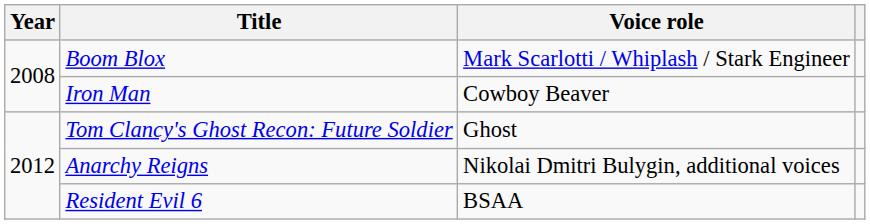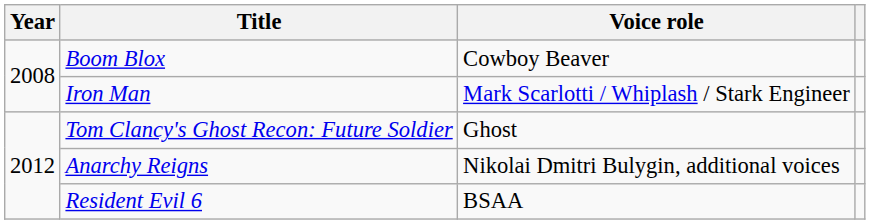(656, 58) Mark Scarlotti / Whiplash / Stark Engineer -> (536, 58) Cowboy Beaver
(536, 93) Cowboy Beaver -> (656, 93) Mark Scarlotti / Whiplash / Stark Engineer
